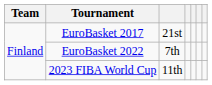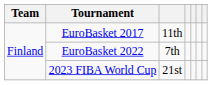(172, 32) 21st -> (172, 32) 11th
(172, 70) 11th -> (172, 70) 21st
